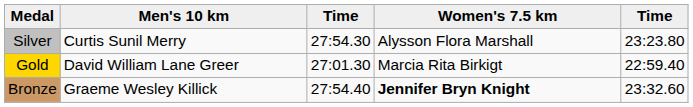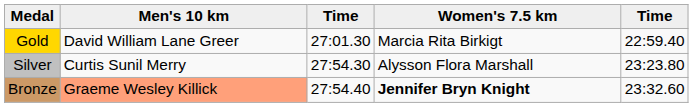rows swapped: (32, 65) <-> (32, 41)
(140, 89) no background -> (140, 89) lightsalmon background
